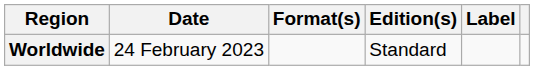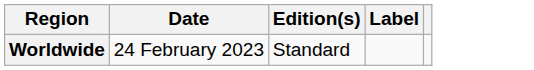- column: (317, 19)
